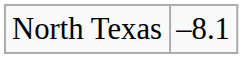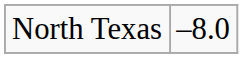(203, 27) –8.1 -> (203, 27) –8.0
